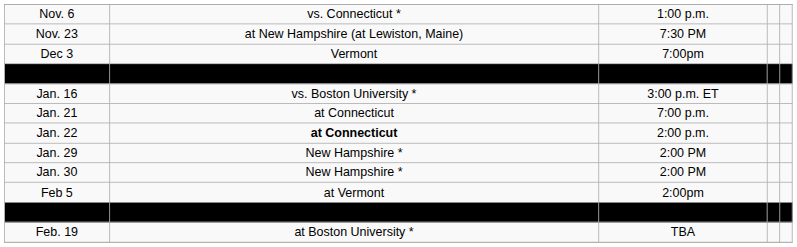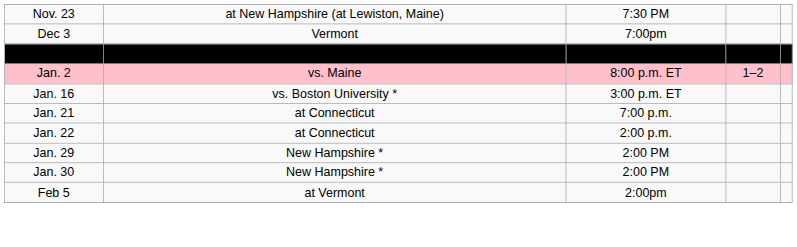- row: (57, 14)
(354, 73) normal -> (335, 53) bold
+ row: (54, 73)
(354, 133) bold -> (335, 133) normal
- row: (57, 212)
- row: (57, 232)
